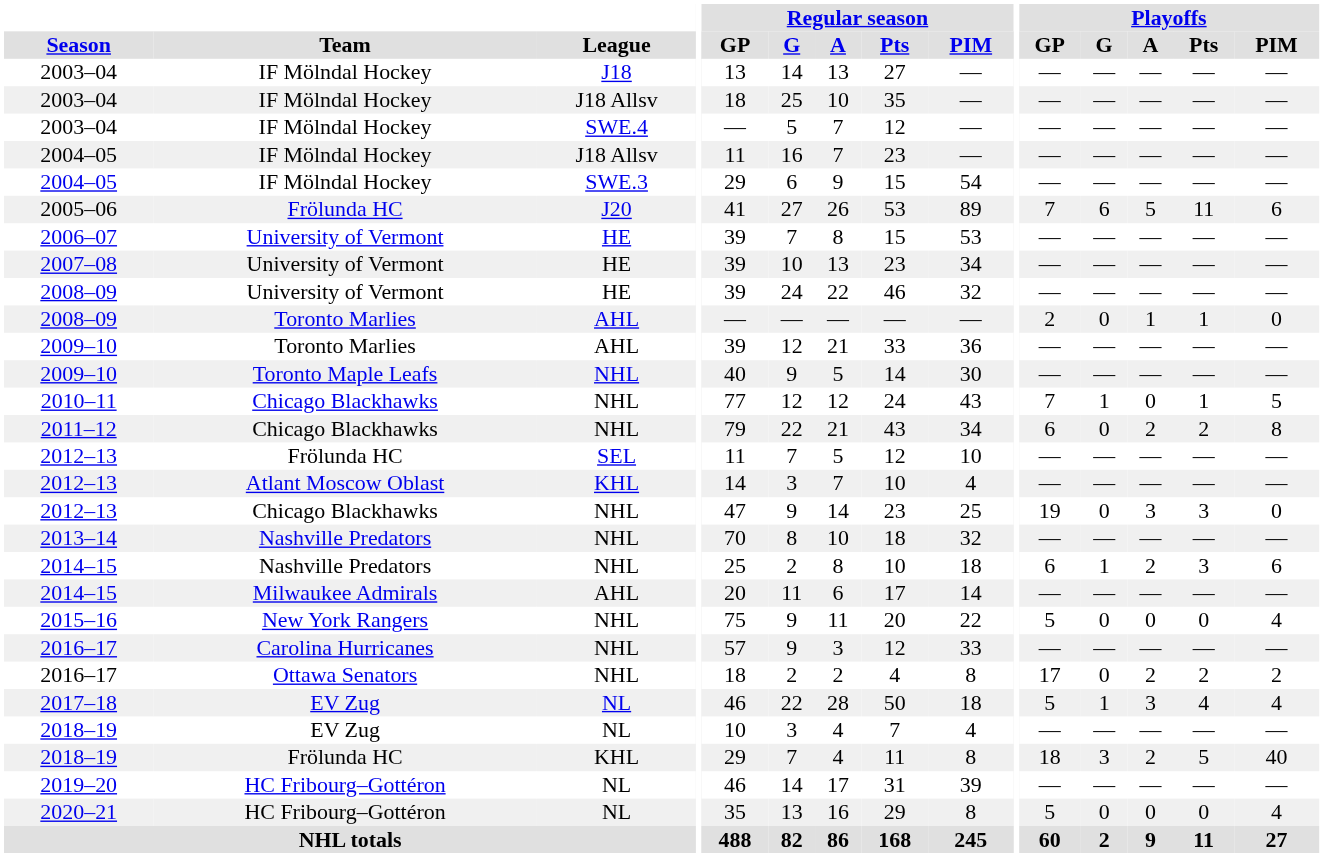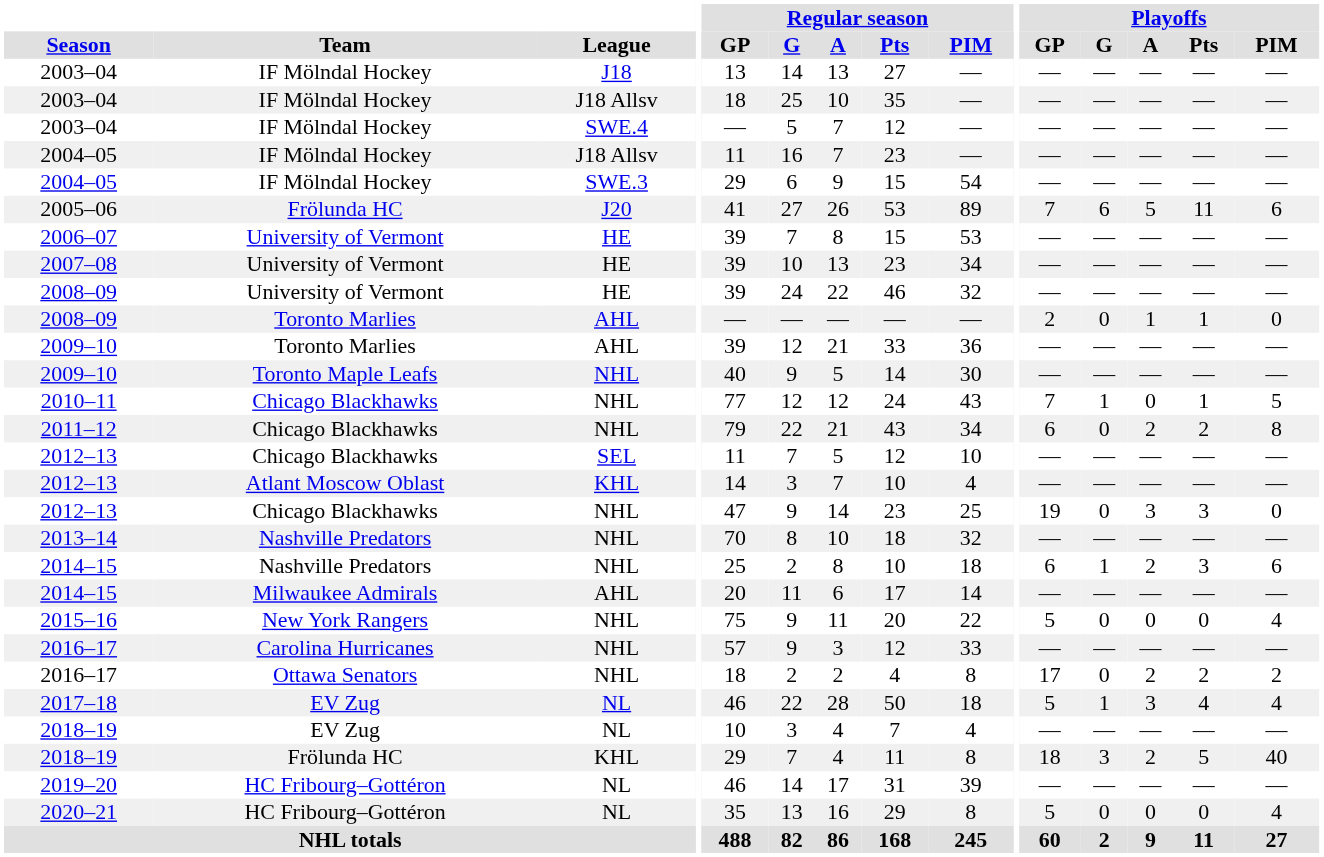(345, 455) Frölunda HC -> (345, 455) Chicago Blackhawks
